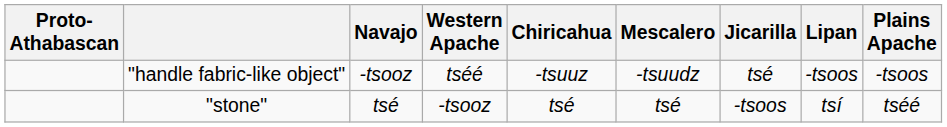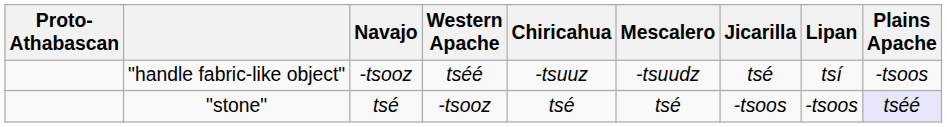(832, 75) -tsoos -> (832, 75) tsí
(832, 105) tsí -> (832, 105) -tsoos
(902, 105) no background -> (902, 105) lavender background
